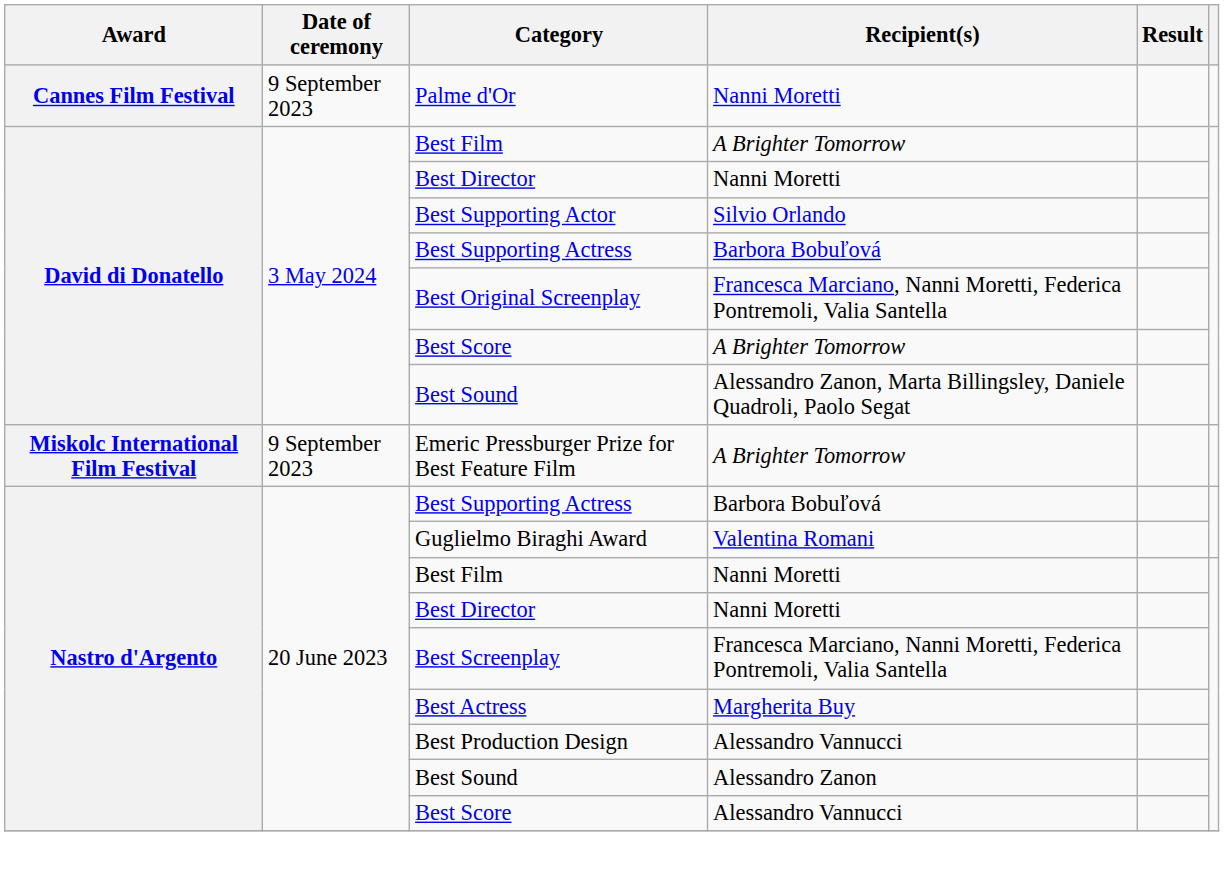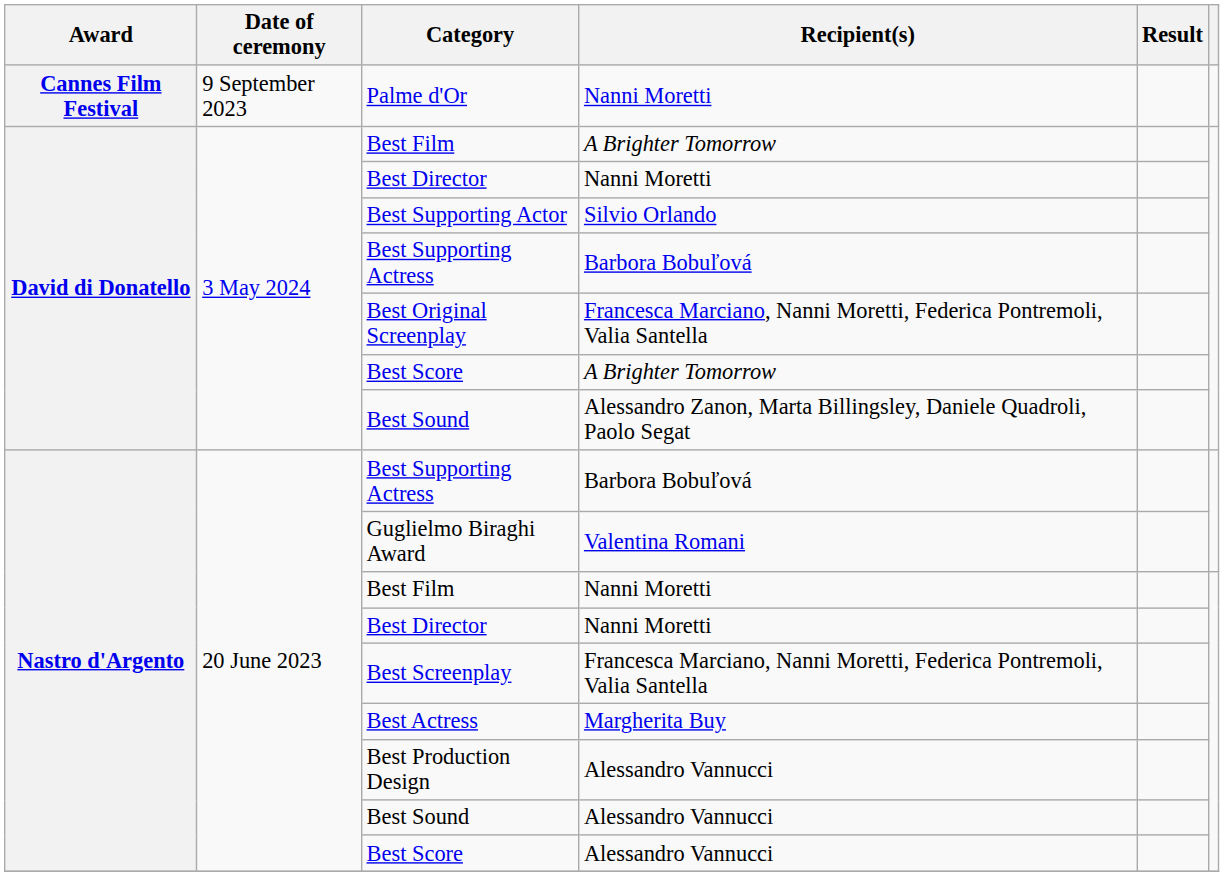- row: (134, 455)
(795, 777) Alessandro Zanon -> (679, 817) Alessandro Vannucci
